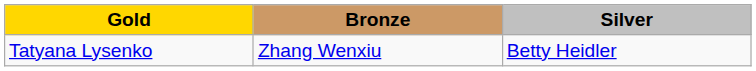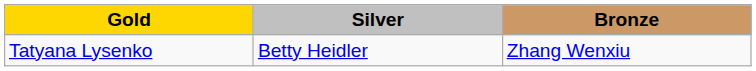columns swapped: (627, 19) <-> (378, 19)
